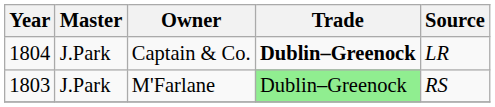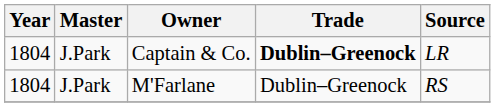(30, 85) 1803 -> (30, 85) 1804
(333, 85) lightgreen background -> (333, 85) no background
